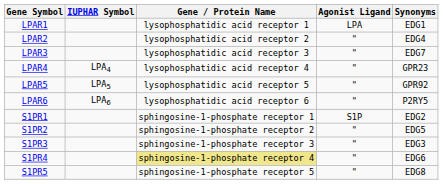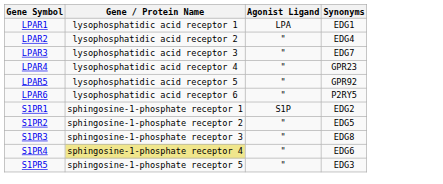- column: (101, 11)
(415, 144) EDG3 -> (344, 137) EDG8
(415, 172) EDG8 -> (344, 165) EDG3
